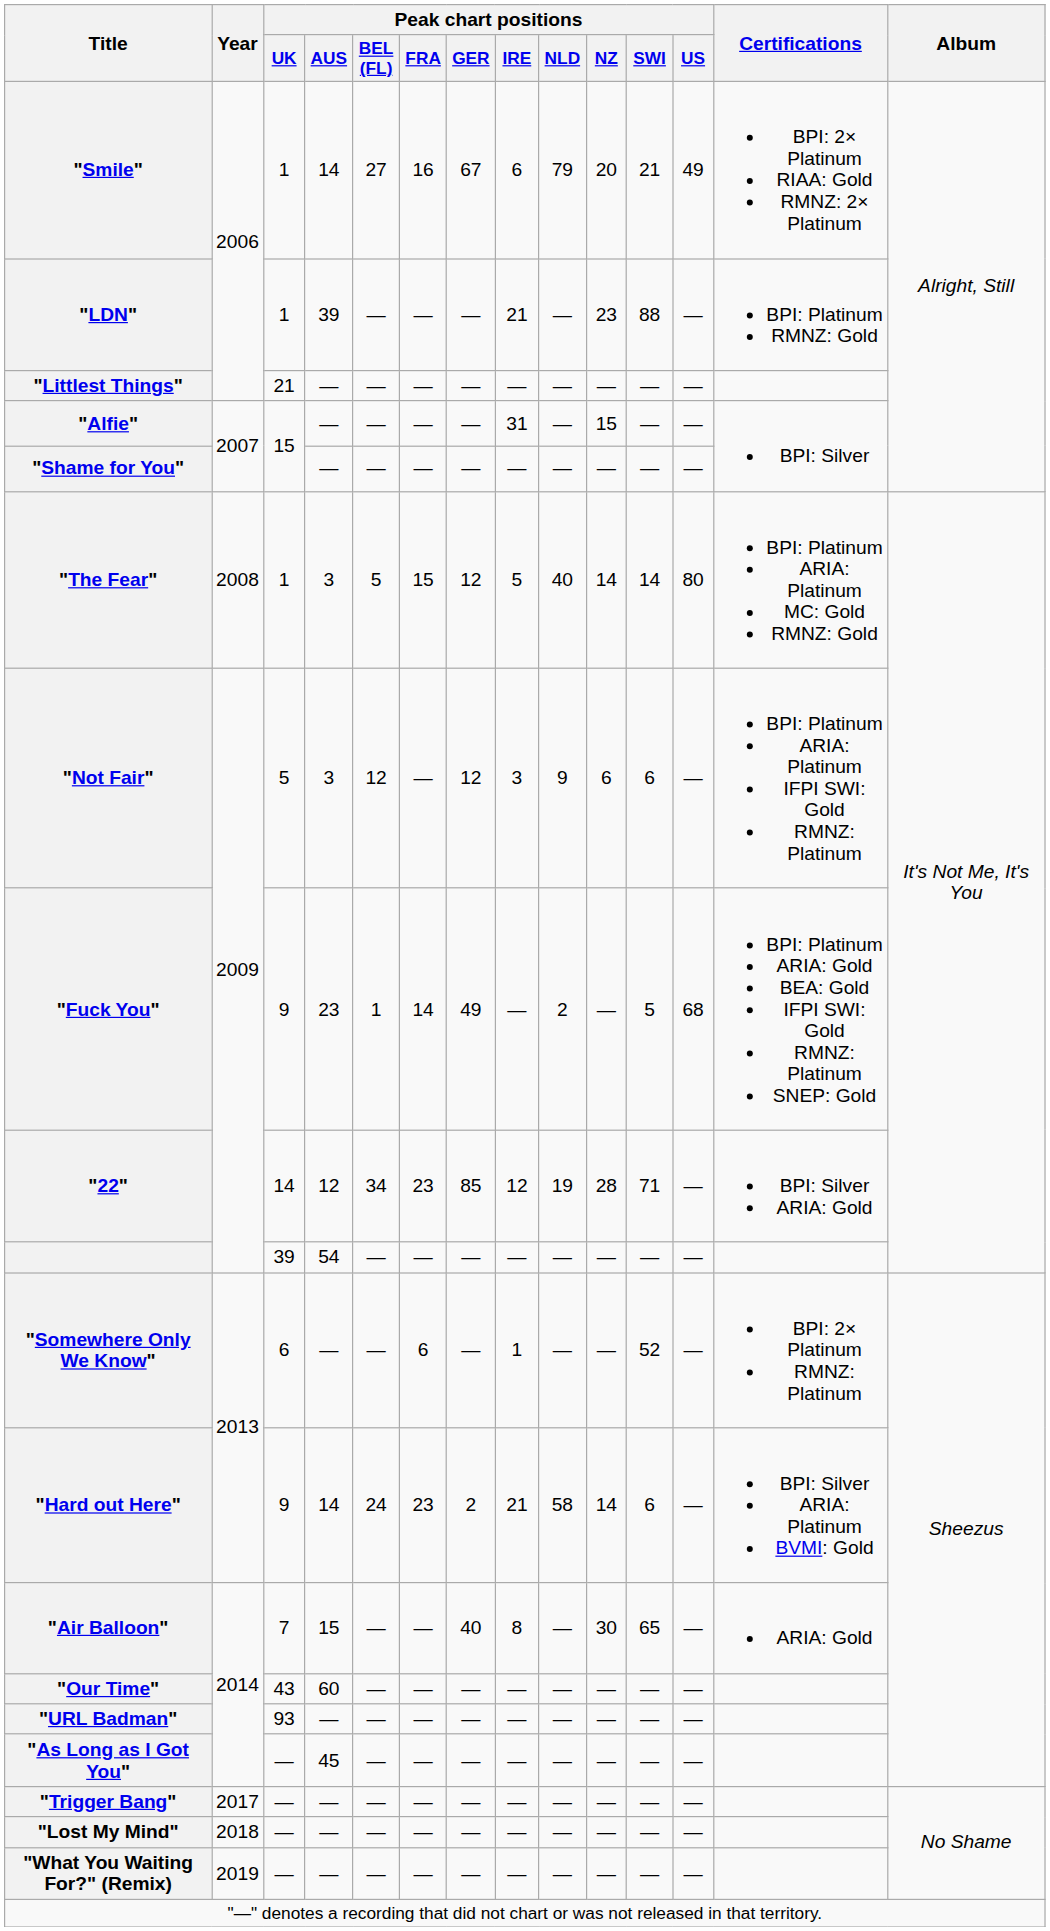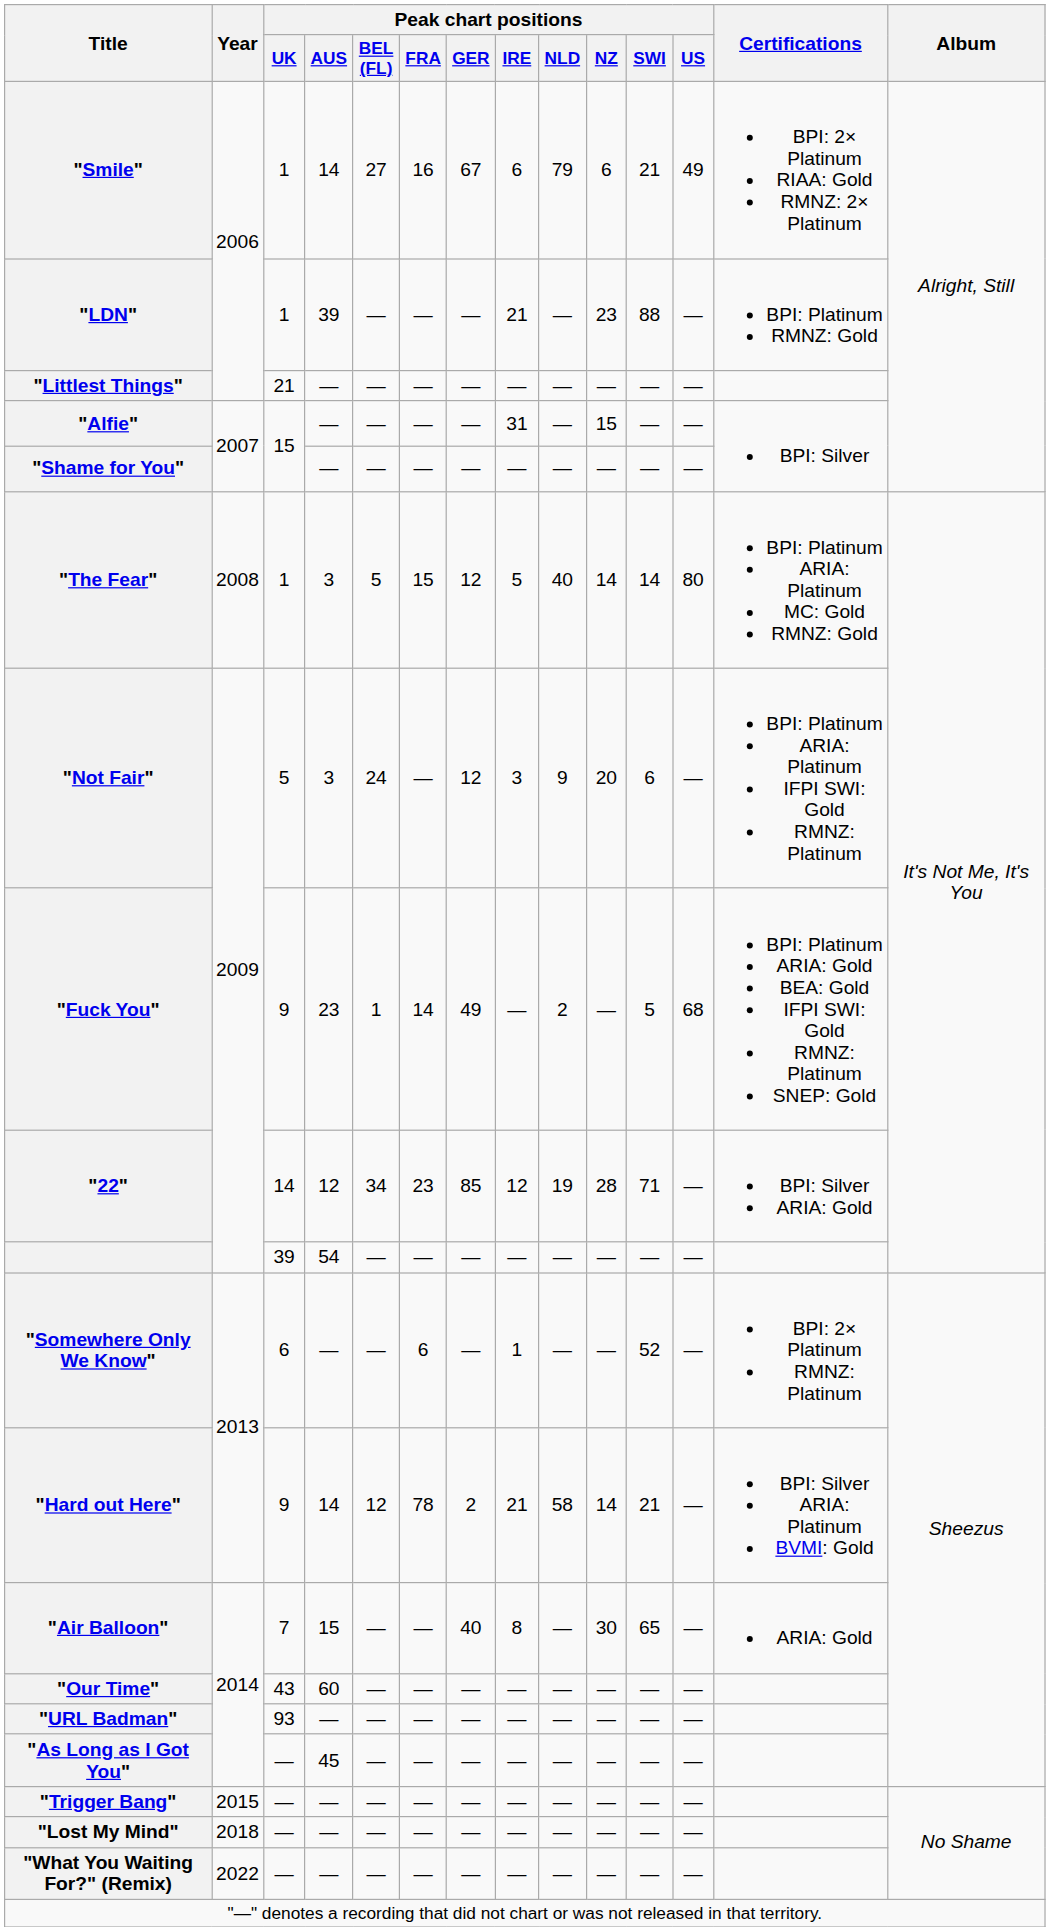(606, 169) 20 -> (606, 169) 6
(376, 778) 12 -> (376, 778) 24
(606, 778) 6 -> (606, 778) 20
(376, 1505) 24 -> (376, 1505) 12
(423, 1505) 23 -> (423, 1505) 78
(650, 1505) 6 -> (650, 1505) 21
(237, 1801) 2017 -> (237, 1801) 2015
(237, 1873) 2019 -> (237, 1873) 2022
